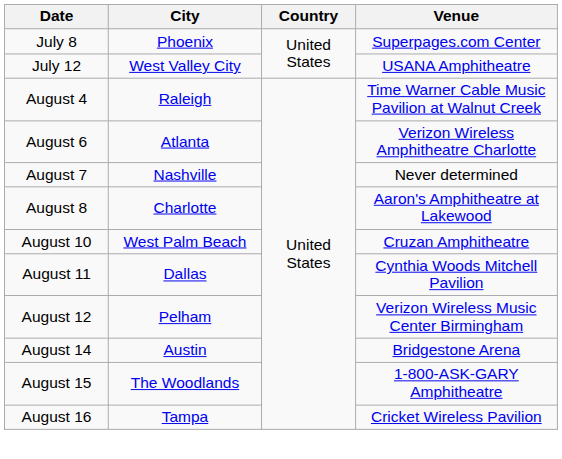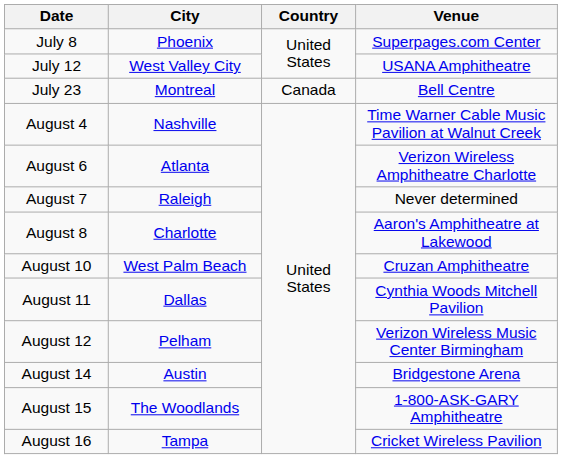+ row: (57, 90)
(185, 99) Raleigh -> (185, 123) Nashville
(185, 174) Nashville -> (185, 199) Raleigh
